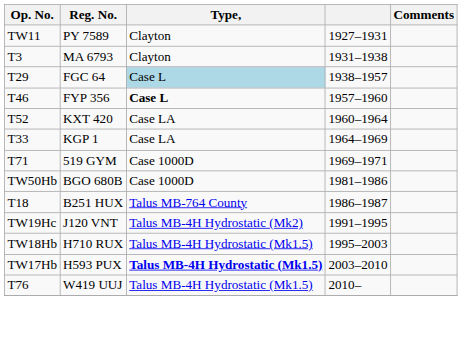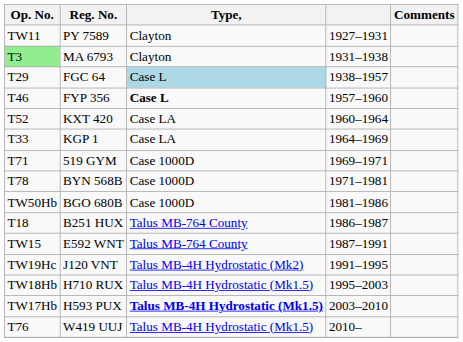(15, 56) no background -> (15, 56) lightgreen background
+ row: (93, 181)
+ row: (93, 243)
